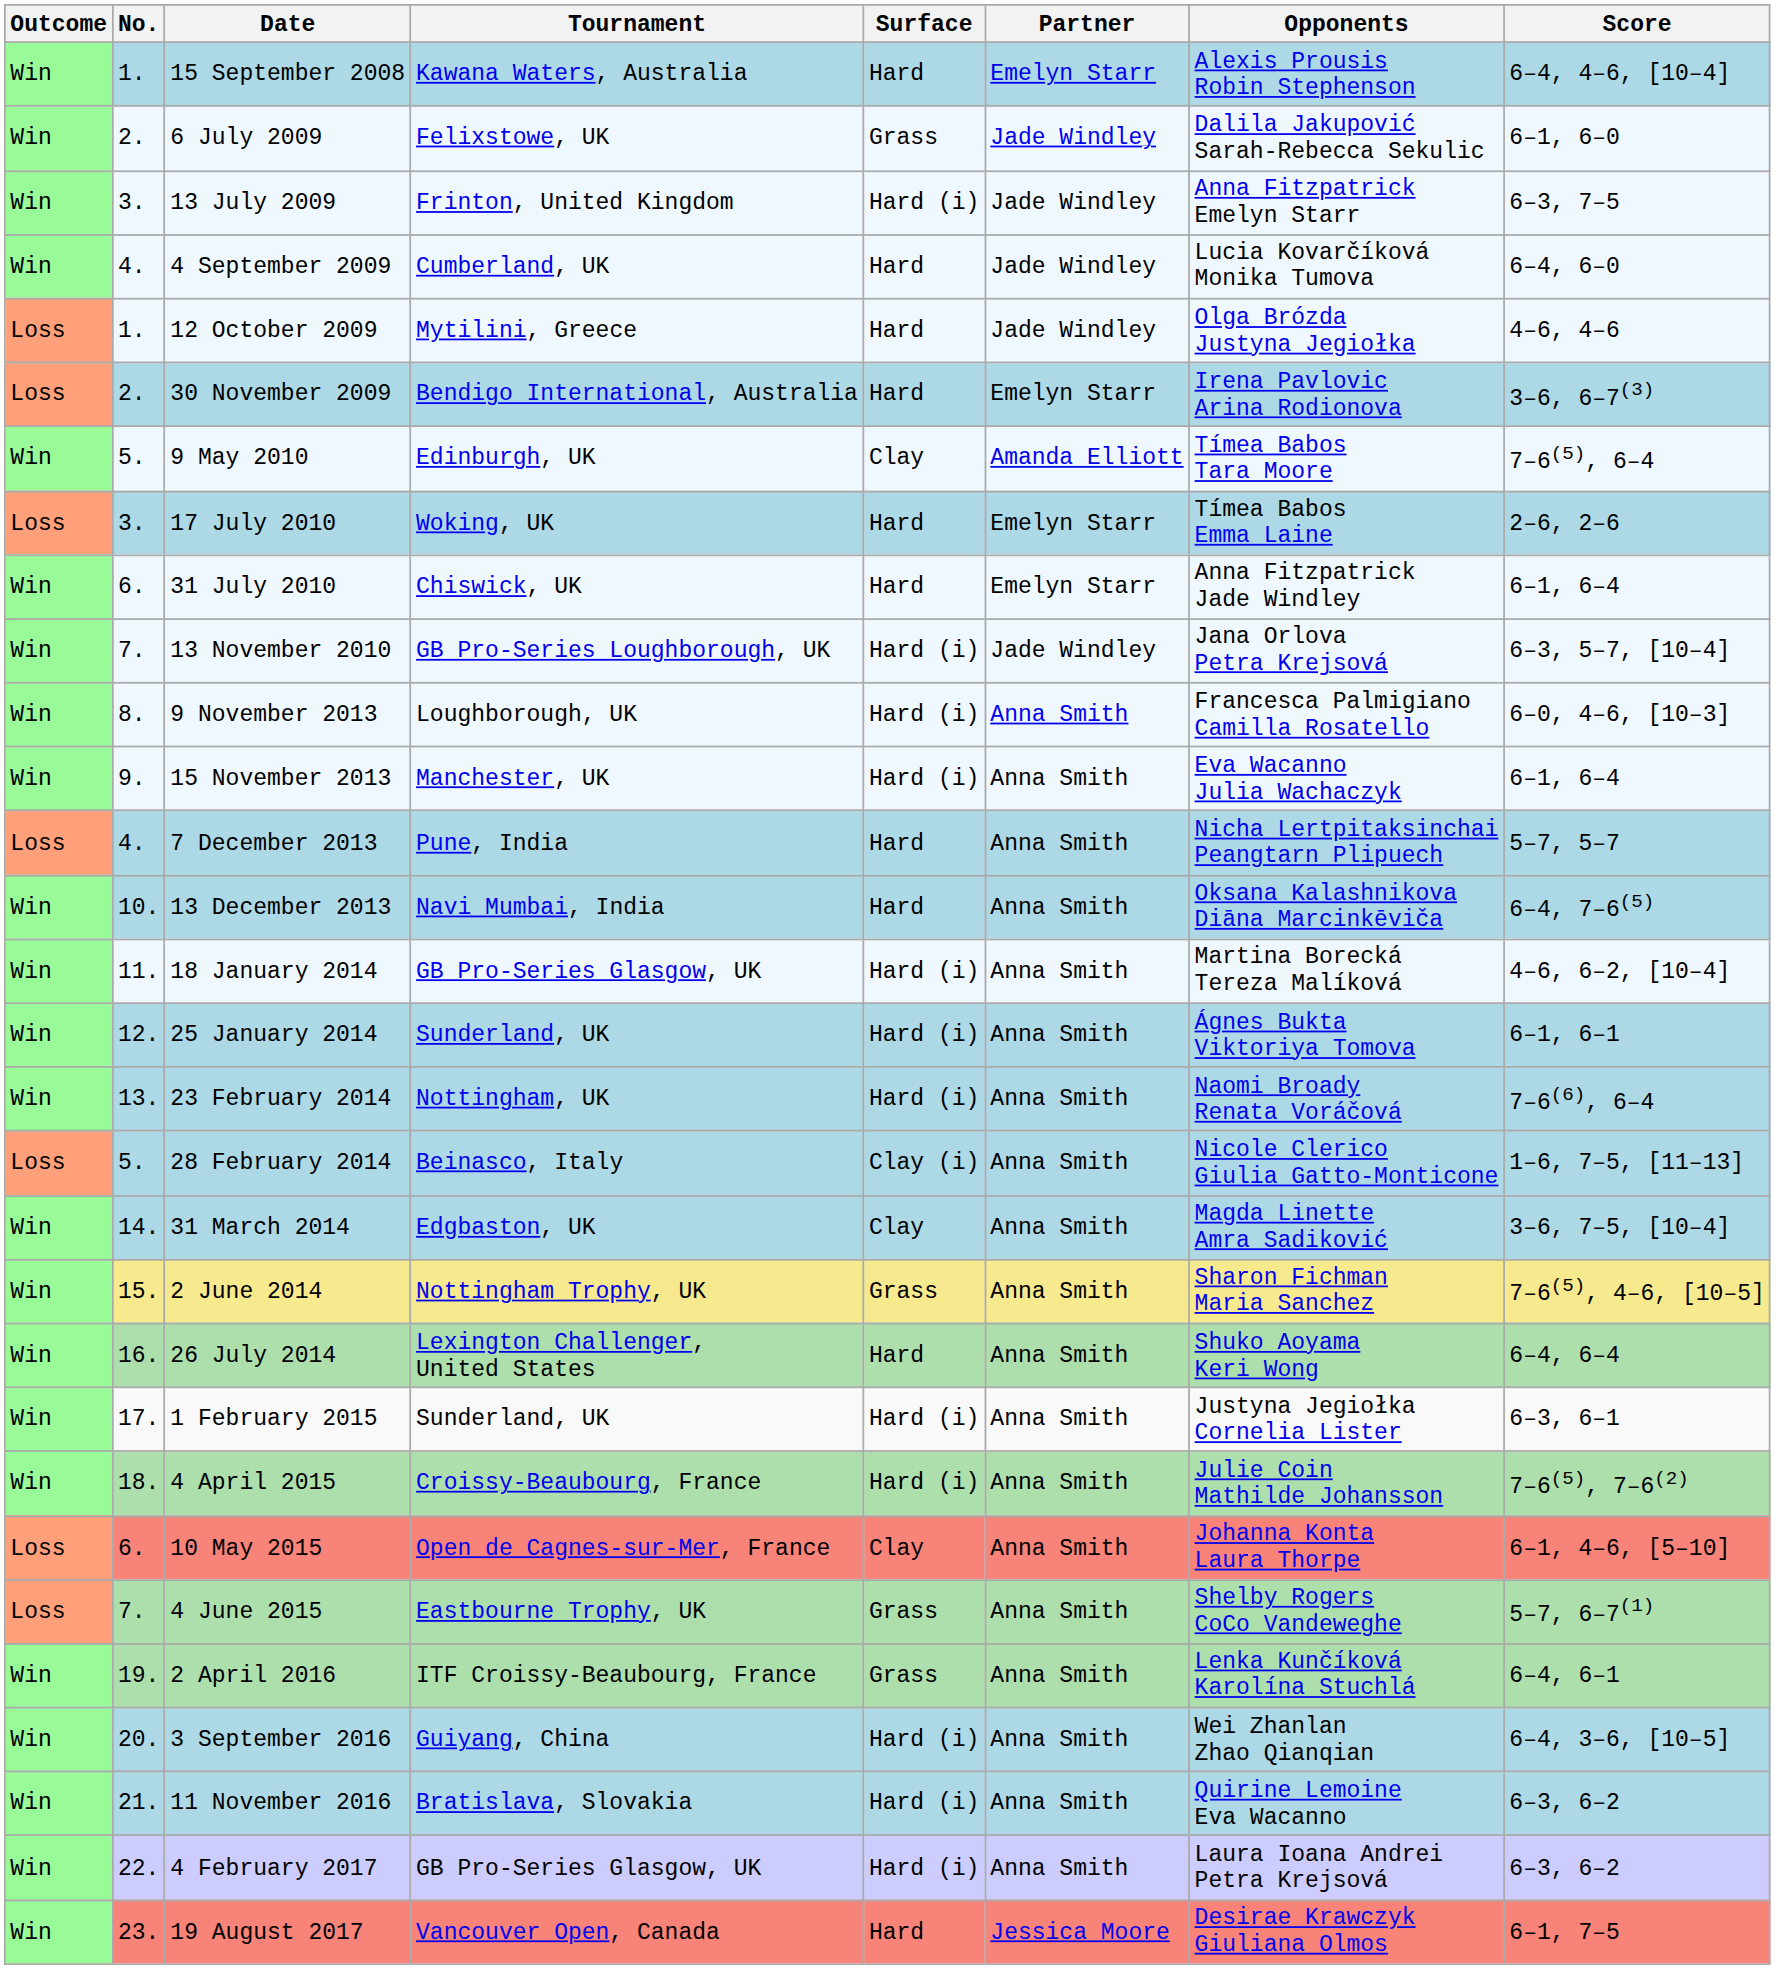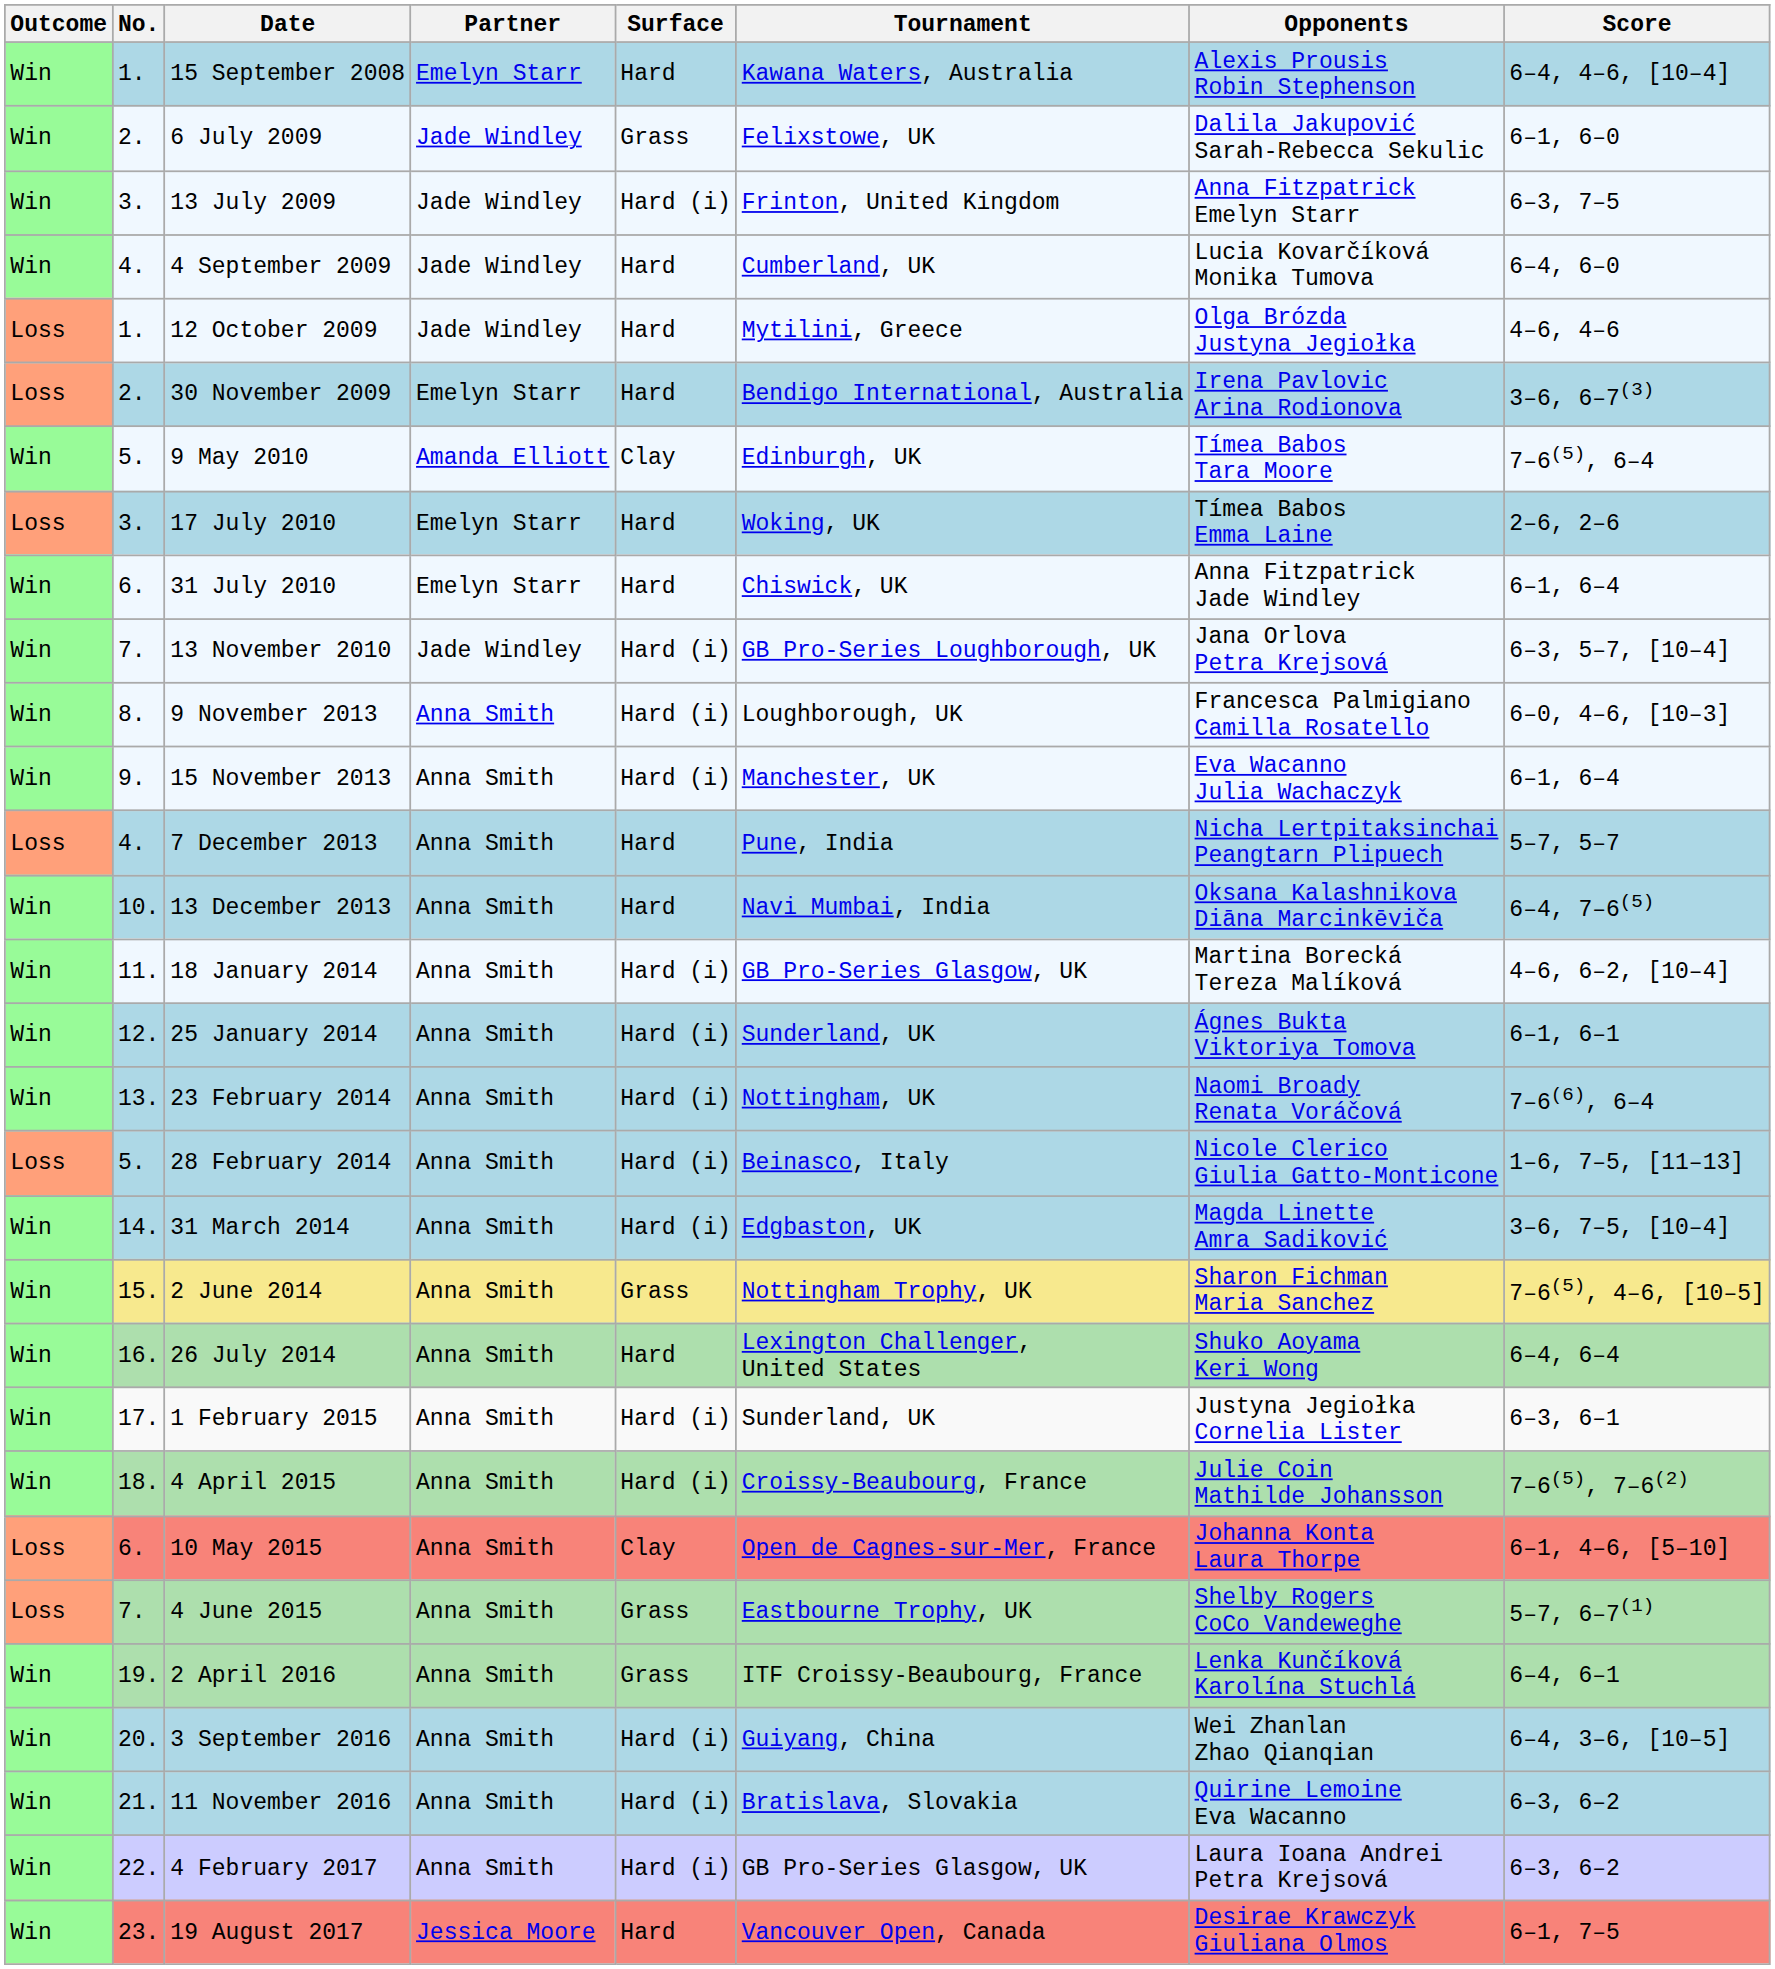columns swapped: (637, 24) <-> (1087, 24)
(924, 1163) Clay (i) -> (676, 1163) Hard (i)
(897, 1227) Clay -> (676, 1227) Hard (i)
